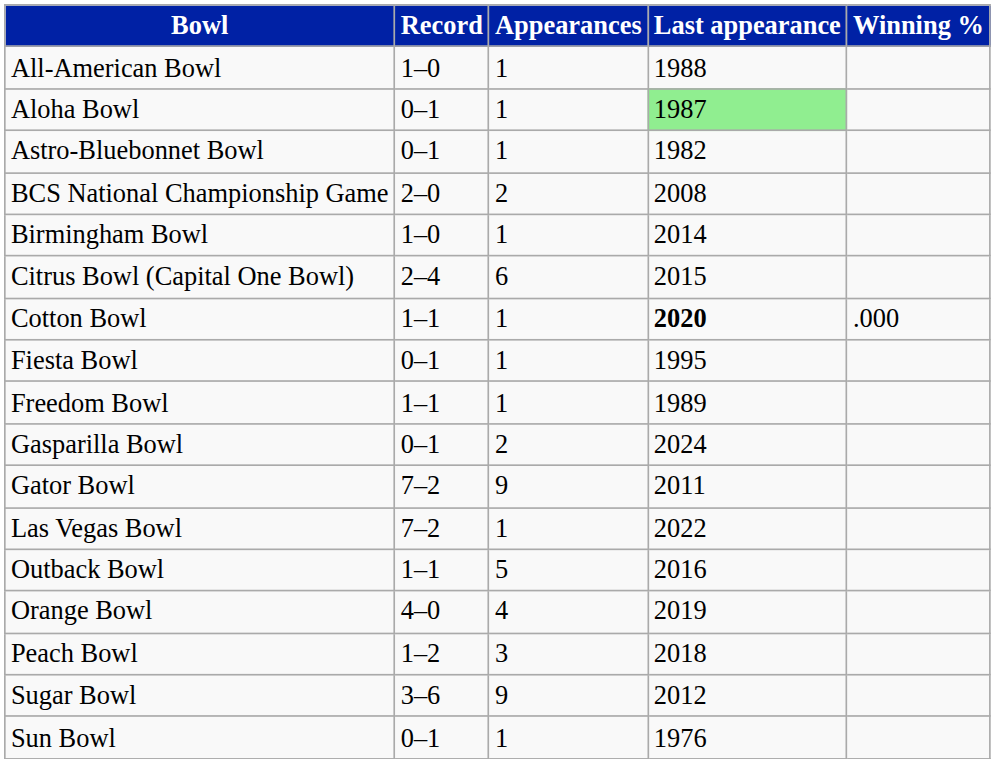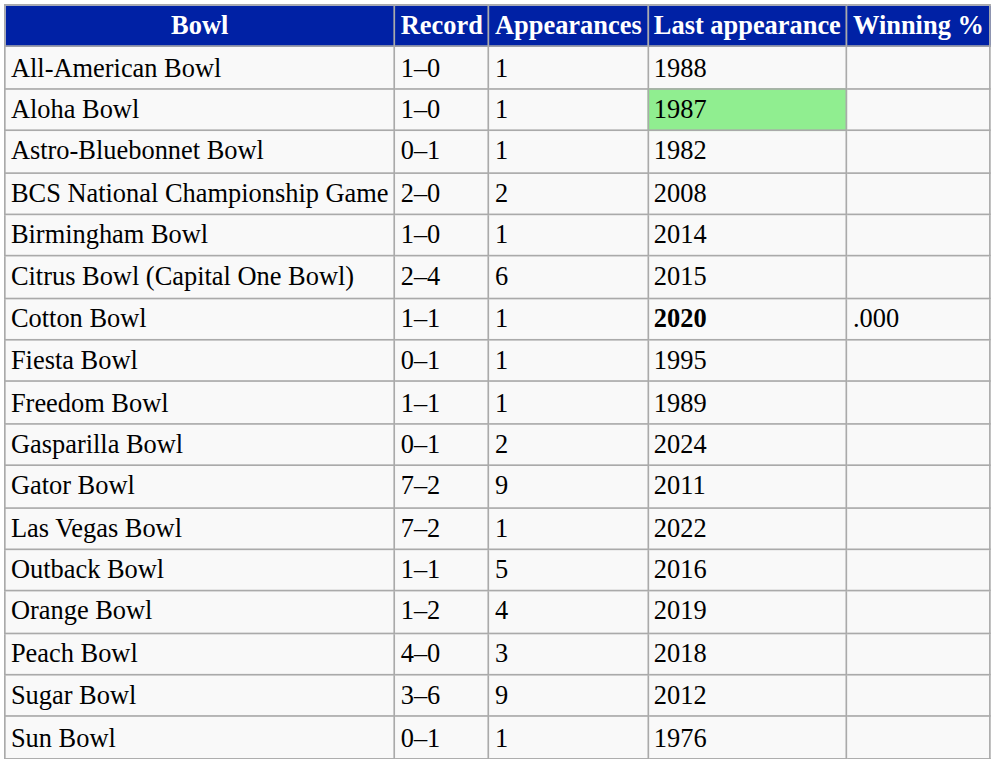(421, 109) 0–1 -> (421, 109) 1–0
(421, 611) 4–0 -> (421, 611) 1–2
(421, 653) 1–2 -> (421, 653) 4–0
